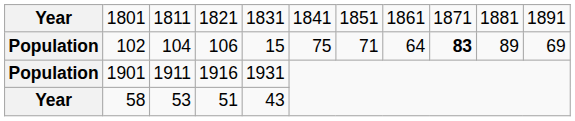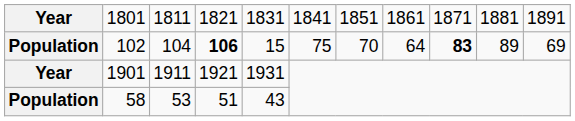(223, 45) normal -> (223, 45) bold
(369, 45) 71 -> (369, 45) 70
(54, 73) Population -> (54, 73) Year
(218, 73) 1916 -> (218, 73) 1921
(54, 101) Year -> (54, 101) Population
